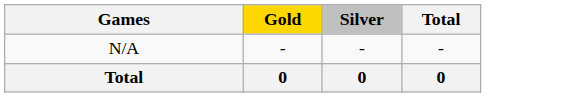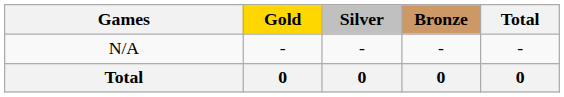+ column: (441, 19)
